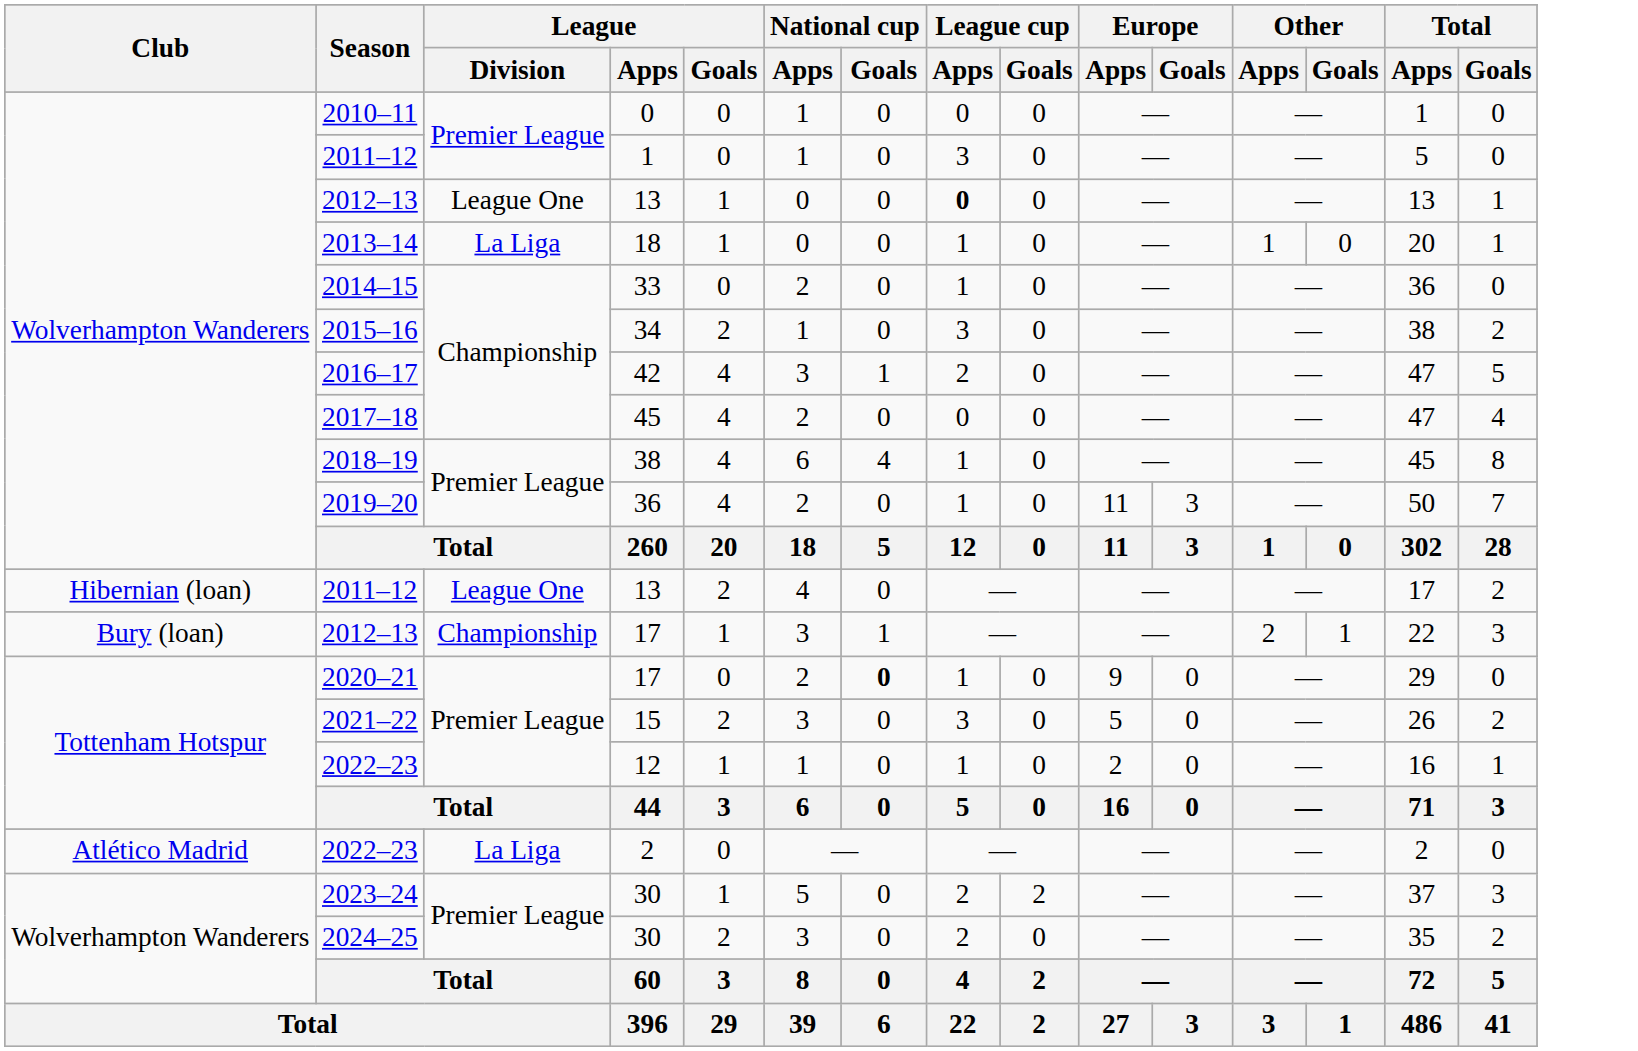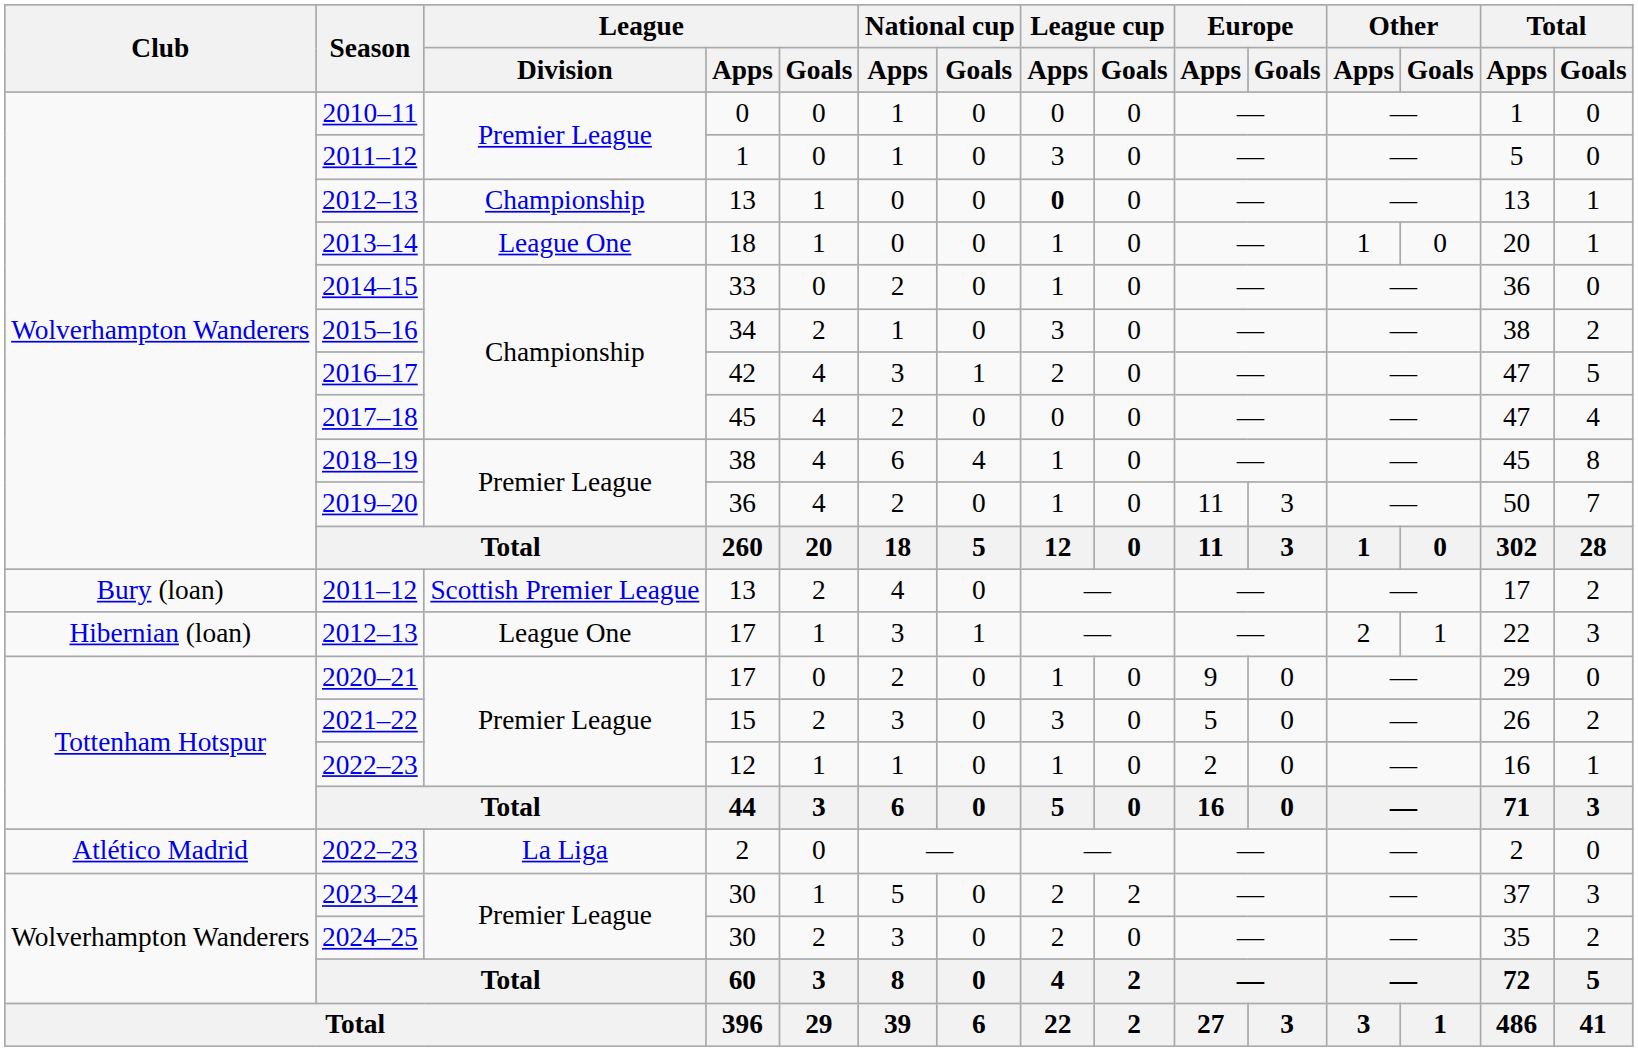(517, 199) League One -> (565, 199) Championship
(517, 243) La Liga -> (565, 243) League One
(160, 590) Hibernian (loan) -> (160, 590) Bury (loan)
(517, 590) League One -> (565, 590) Scottish Premier League
(160, 633) Bury (loan) -> (160, 633) Hibernian (loan)
(517, 633) Championship -> (565, 633) League One
(884, 677) bold -> (979, 677) normal
